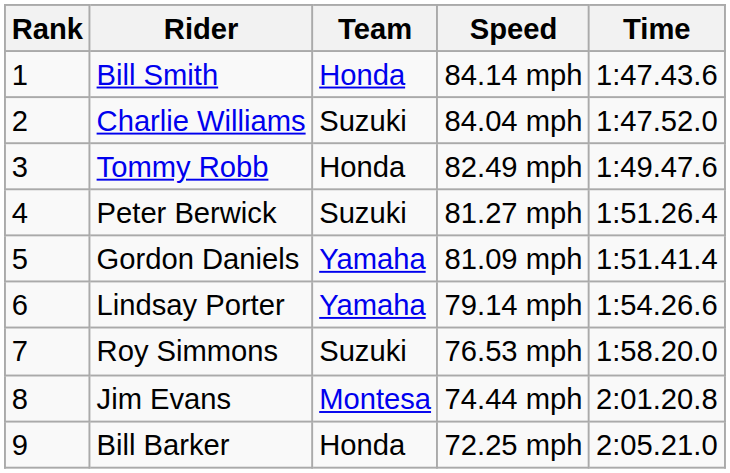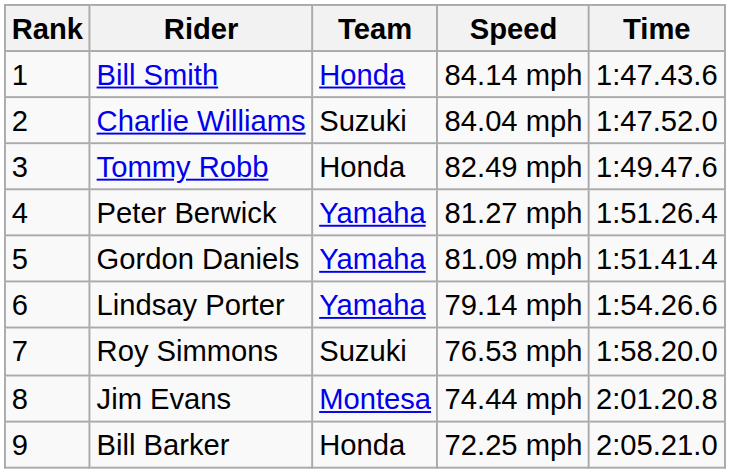(363, 213) Suzuki -> (372, 213) Yamaha
